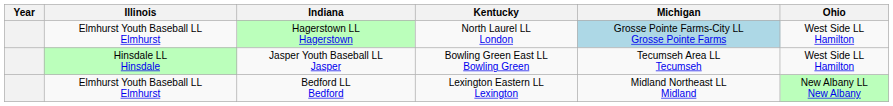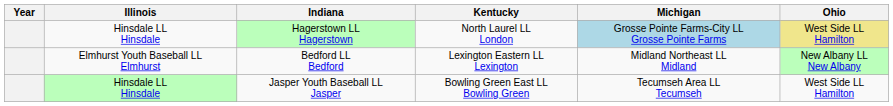(140, 34) Elmhurst Youth Baseball LL Elmhurst -> (140, 34) Hinsdale LL Hinsdale
(834, 34) no background -> (834, 34) khaki background
rows swapped: (326, 88) <-> (326, 61)
